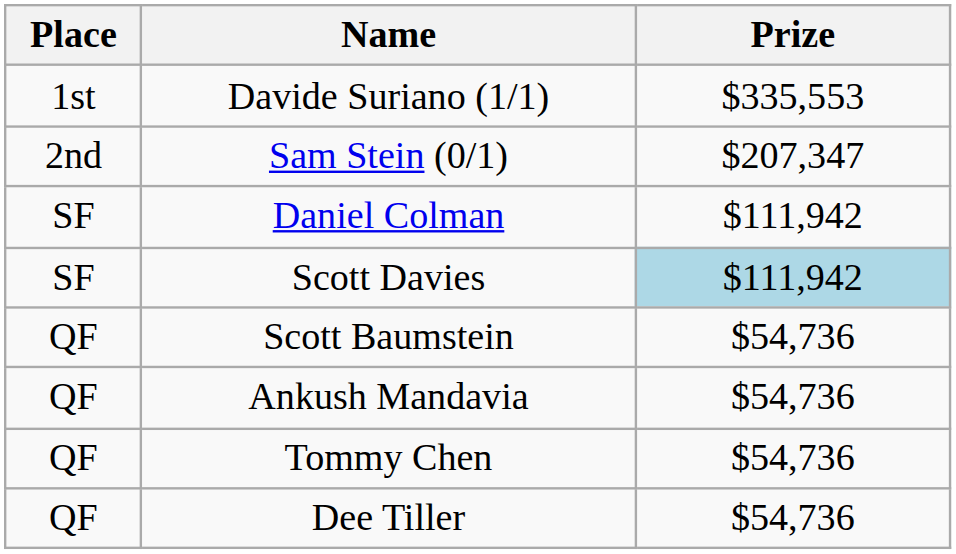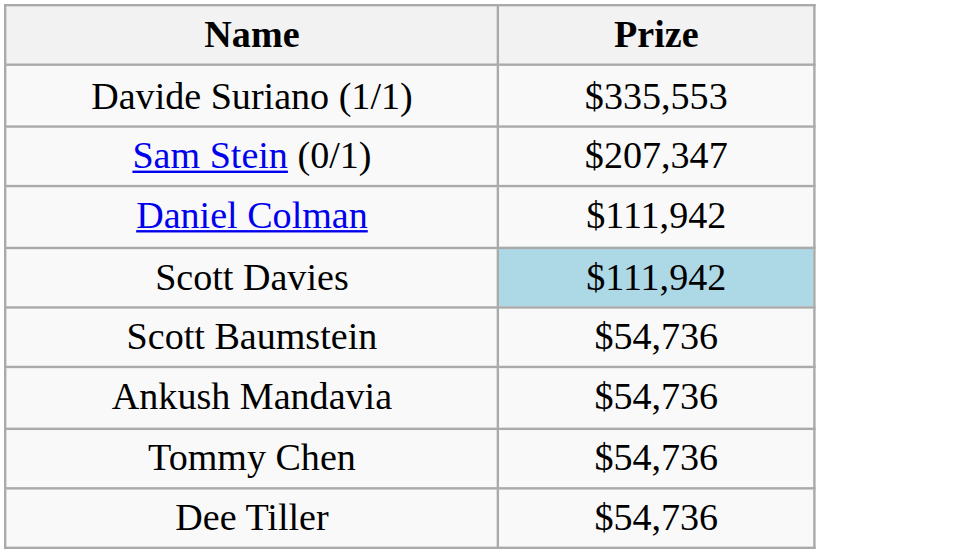- column: (73, 34)
